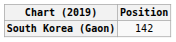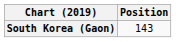(144, 29) 142 -> (144, 29) 143
